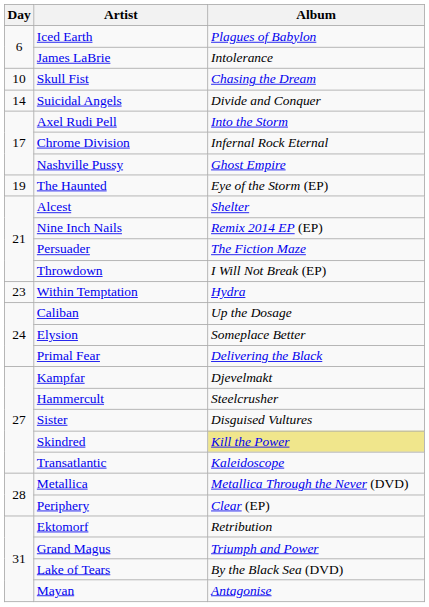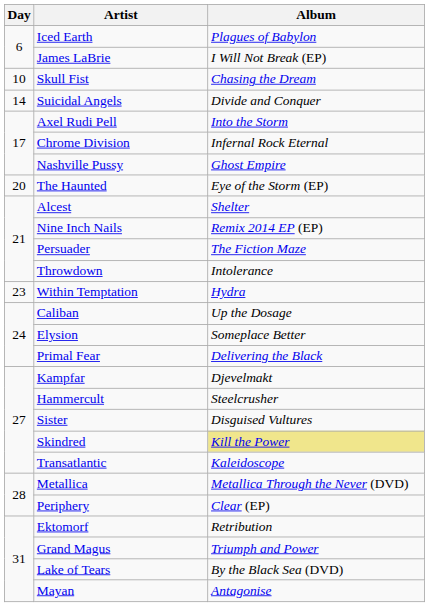(242, 57) Intolerance -> (269, 57) I Will Not Break (EP)
(19, 185) 19 -> (19, 185) 20
(269, 270) I Will Not Break (EP) -> (242, 270) Intolerance
